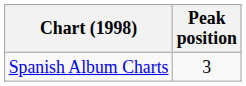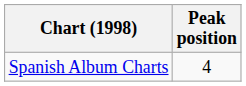(207, 66) 3 -> (207, 66) 4
